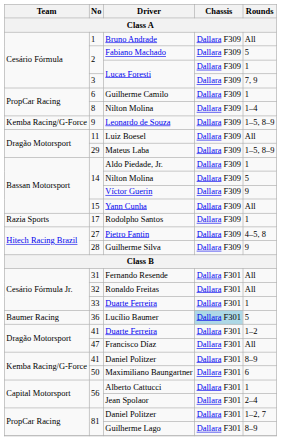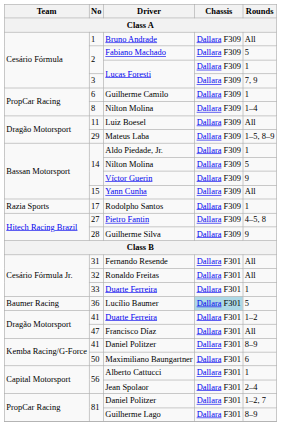- row: (93, 122)
